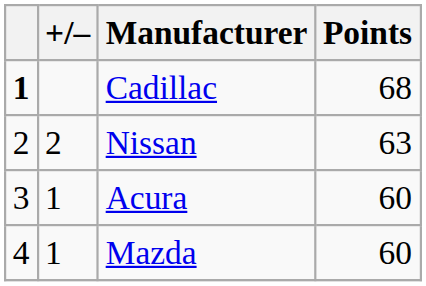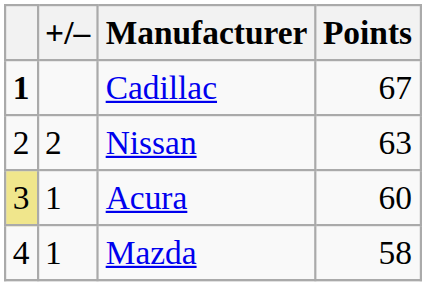(395, 87) 68 -> (395, 87) 67
(21, 197) no background -> (21, 197) khaki background
(395, 252) 60 -> (395, 252) 58
